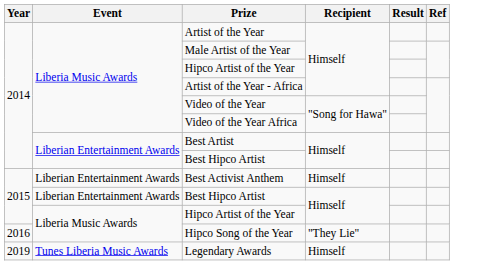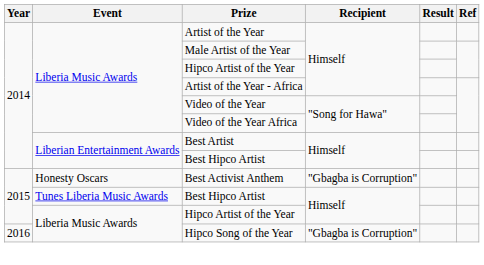(107, 178) Liberian Entertainment Awards -> (72, 178) Honesty Oscars
(326, 178) Himself -> (363, 178) "Gbagba is Corruption"
(107, 196) Liberian Entertainment Awards -> (102, 196) Tunes Liberia Music Awards
(334, 232) "They Lie" -> (363, 232) "Gbagba is Corruption"
- row: (19, 251)
